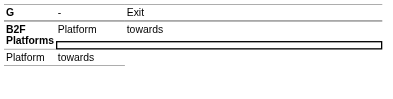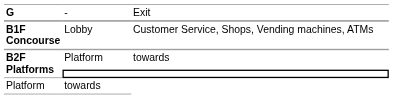+ row: (33, 35)
